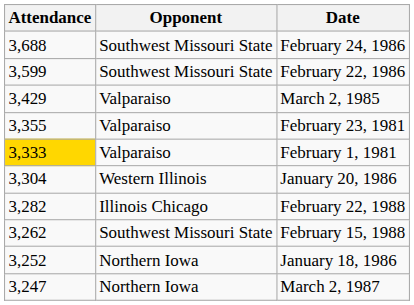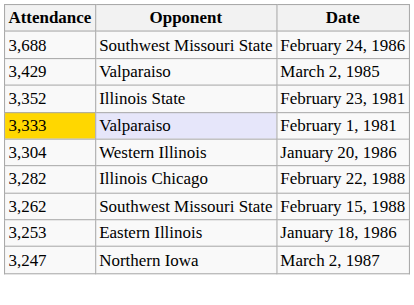- row: (343, 71)
(28, 125) 3,355 -> (28, 98) 3,352
(135, 125) Valparaiso -> (142, 98) Illinois State
(135, 152) no background -> (135, 125) lavender background
(28, 260) 3,252 -> (28, 233) 3,253
(149, 260) Northern Iowa -> (151, 233) Eastern Illinois
